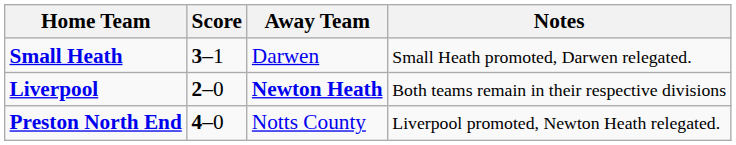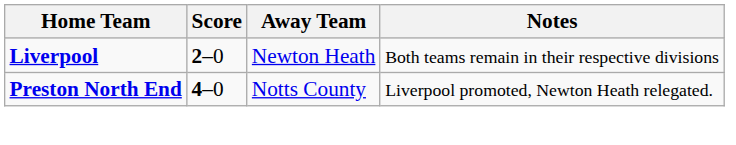- row: (66, 55)
(317, 88) bold -> (314, 55) normal
